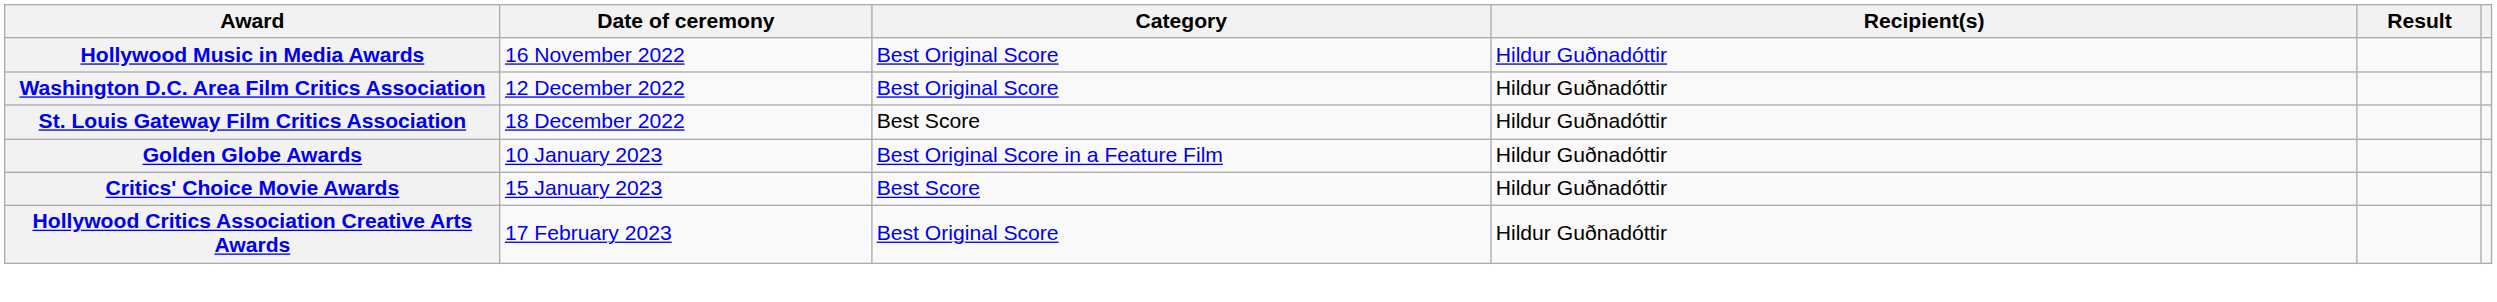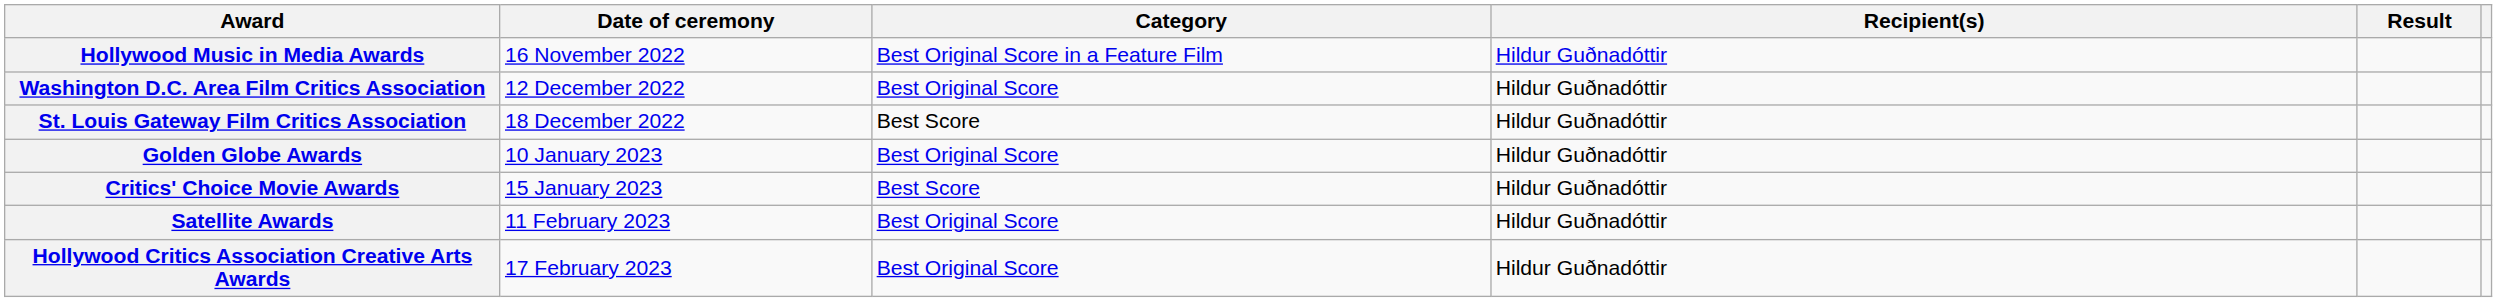(968, 54) Best Original Score -> (1050, 54) Best Original Score in a Feature Film
(1050, 155) Best Original Score in a Feature Film -> (968, 155) Best Original Score
+ row: (252, 222)
